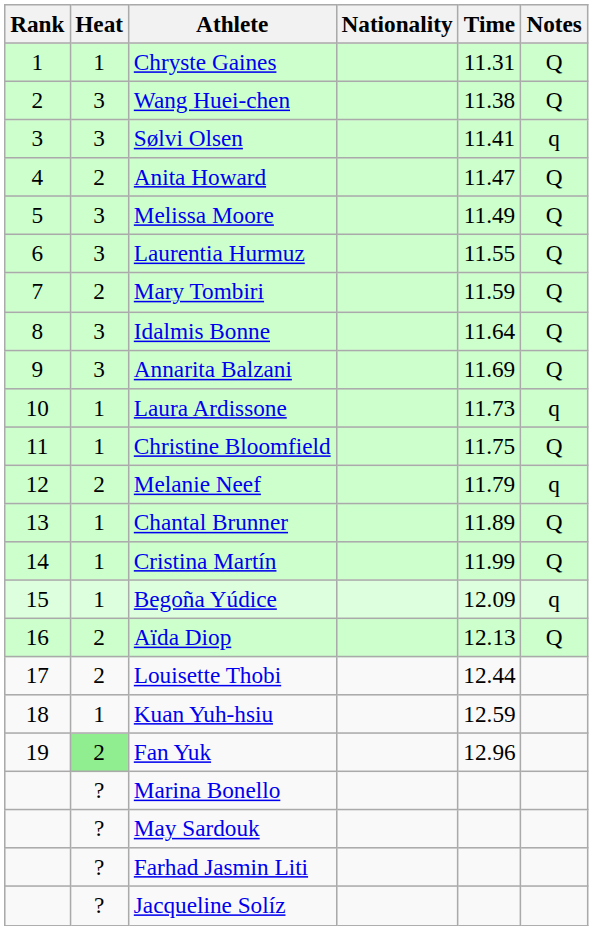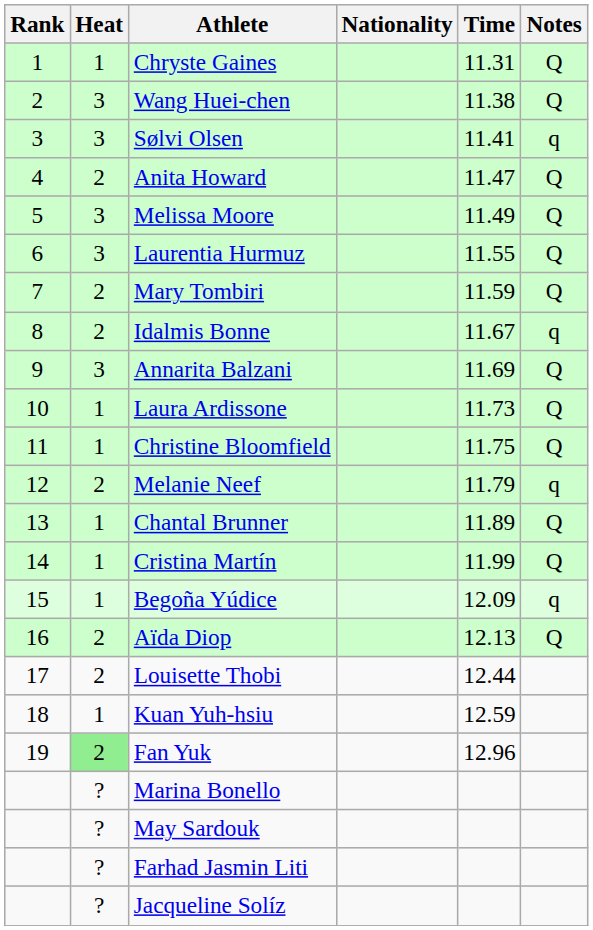(99, 330) 3 -> (99, 330) 2
(489, 330) 11.64 -> (489, 330) 11.67
(554, 330) Q -> (554, 330) q
(554, 407) q -> (554, 407) Q
